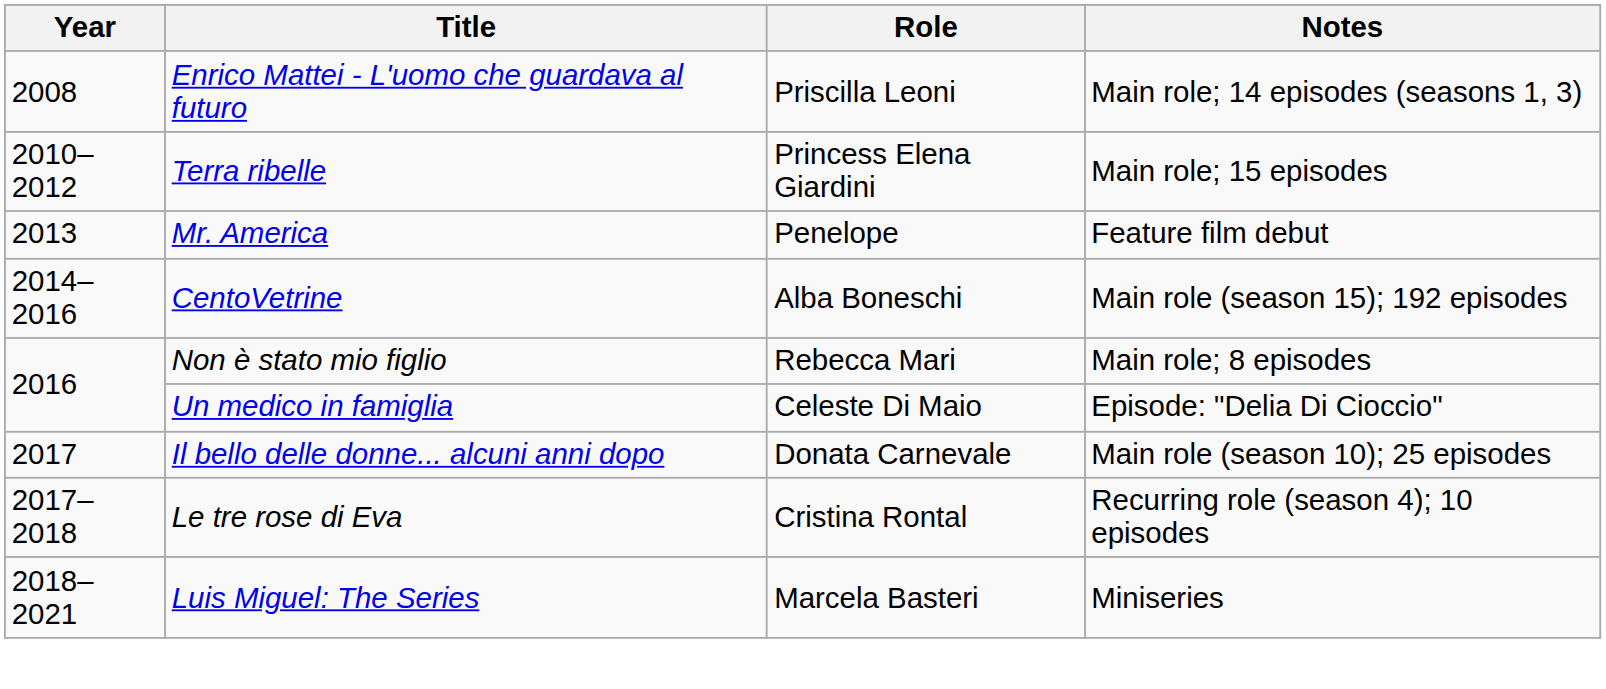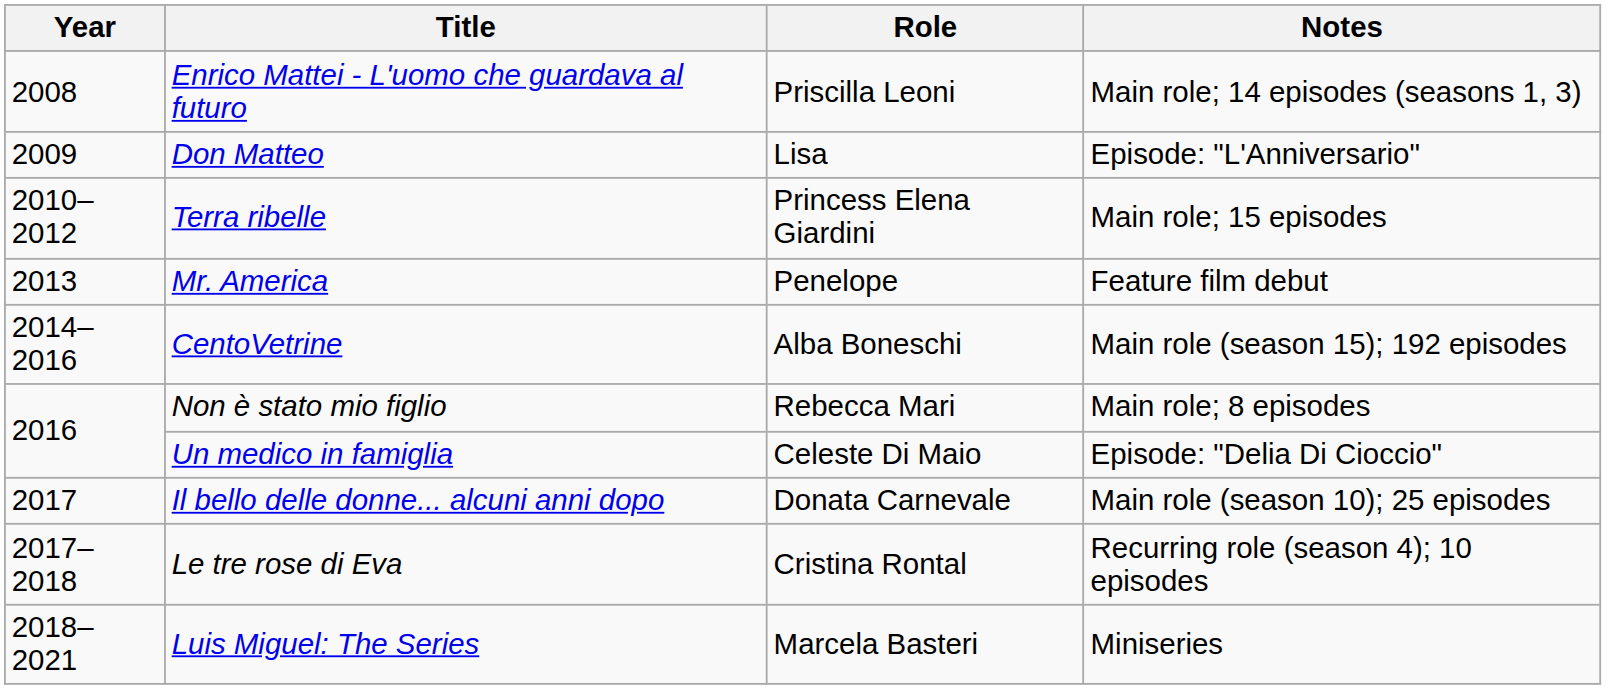+ row: (248, 154)
